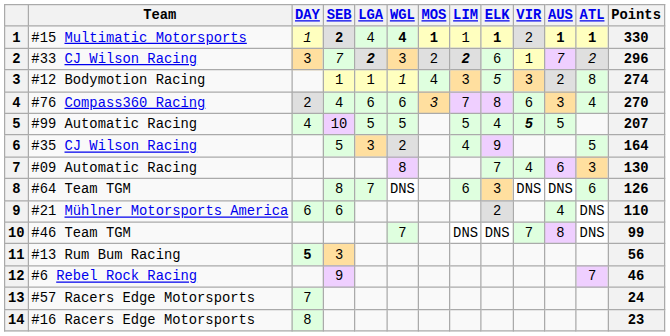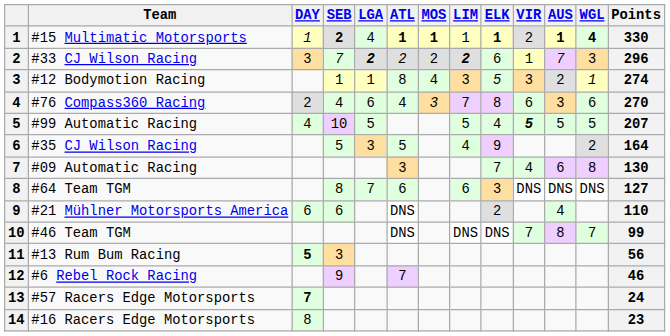columns swapped: (402, 16) <-> (592, 16)
(636, 190) 126 -> (636, 190) 127
(307, 298) normal -> (307, 298) bold
